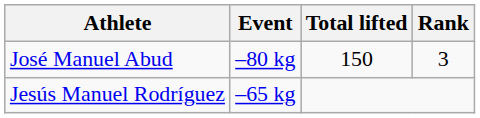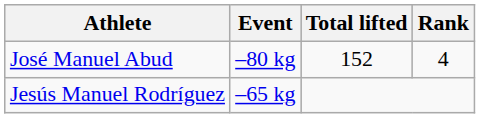(357, 59) 150 -> (357, 59) 152
(443, 59) 3 -> (443, 59) 4
